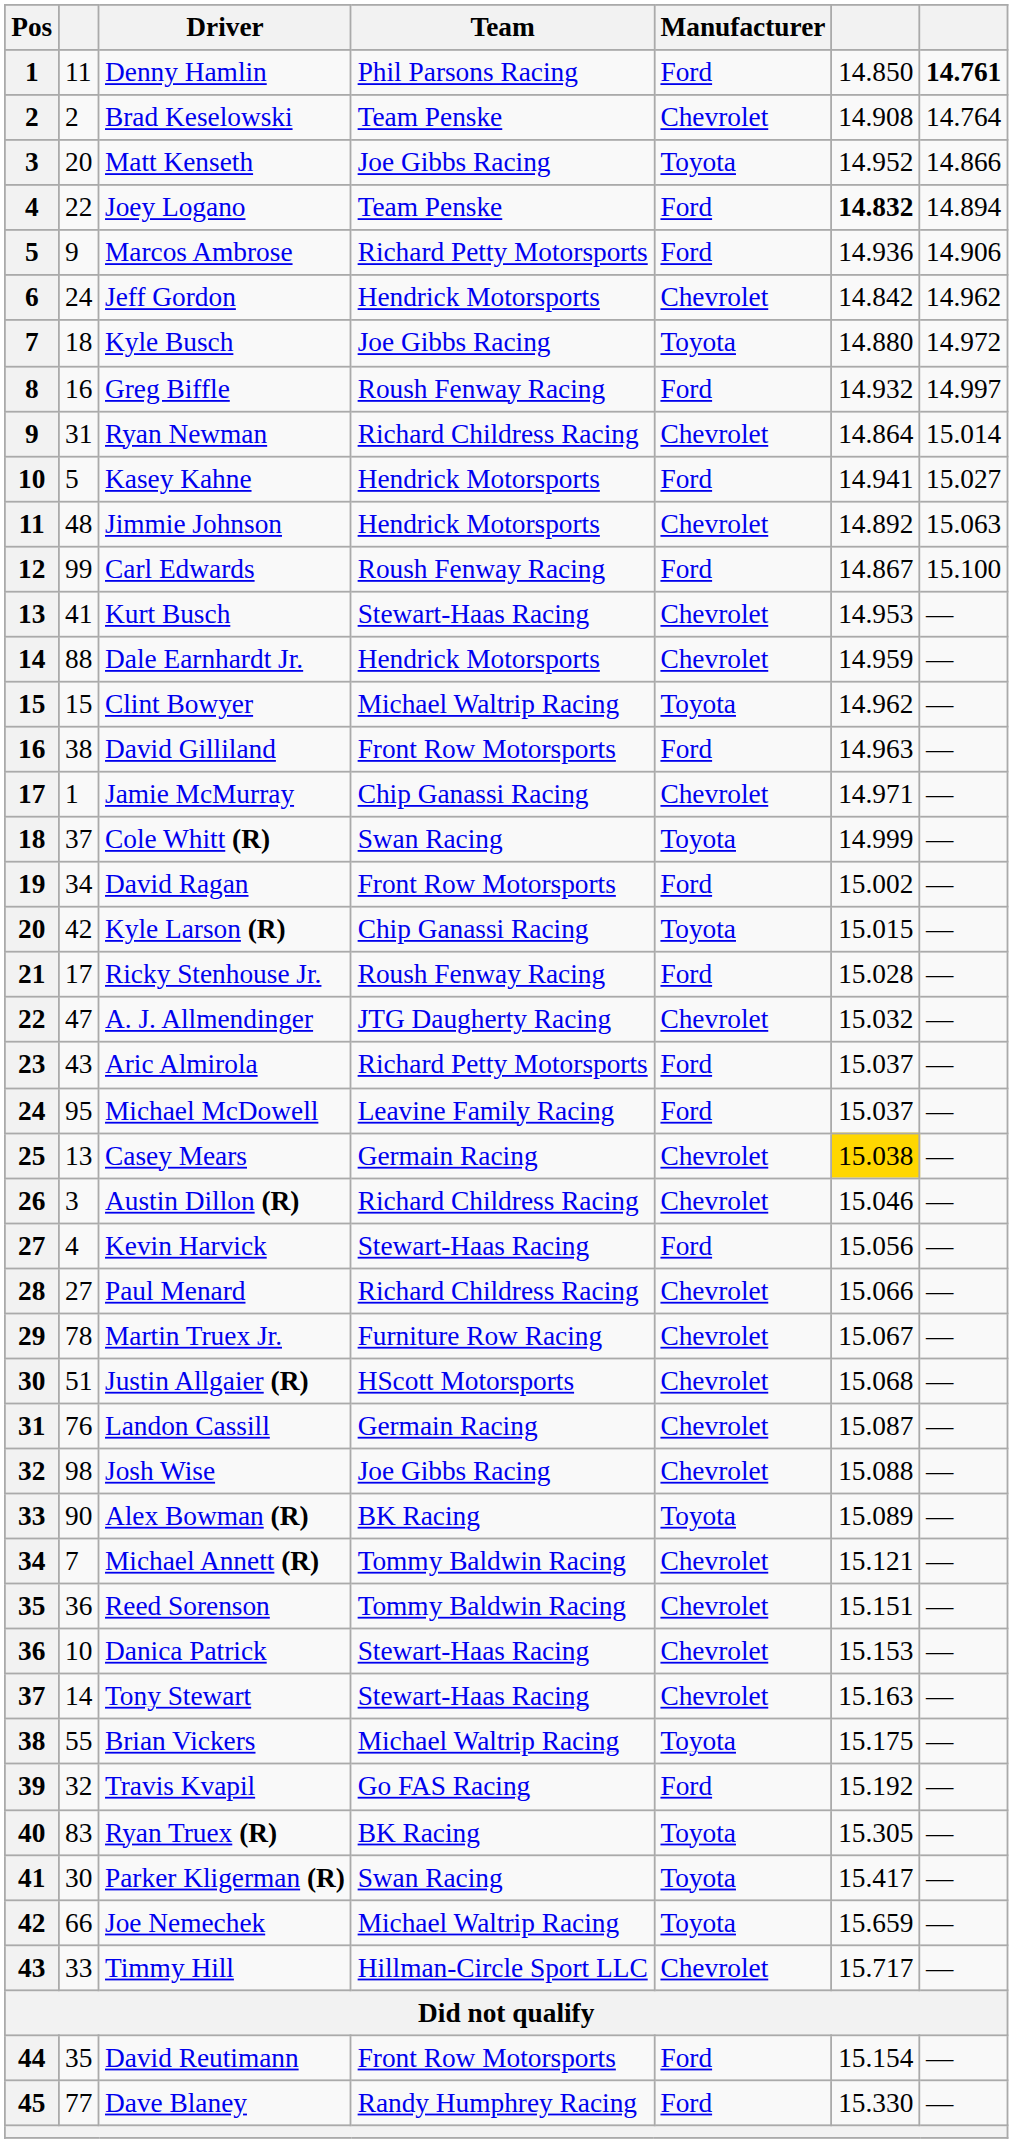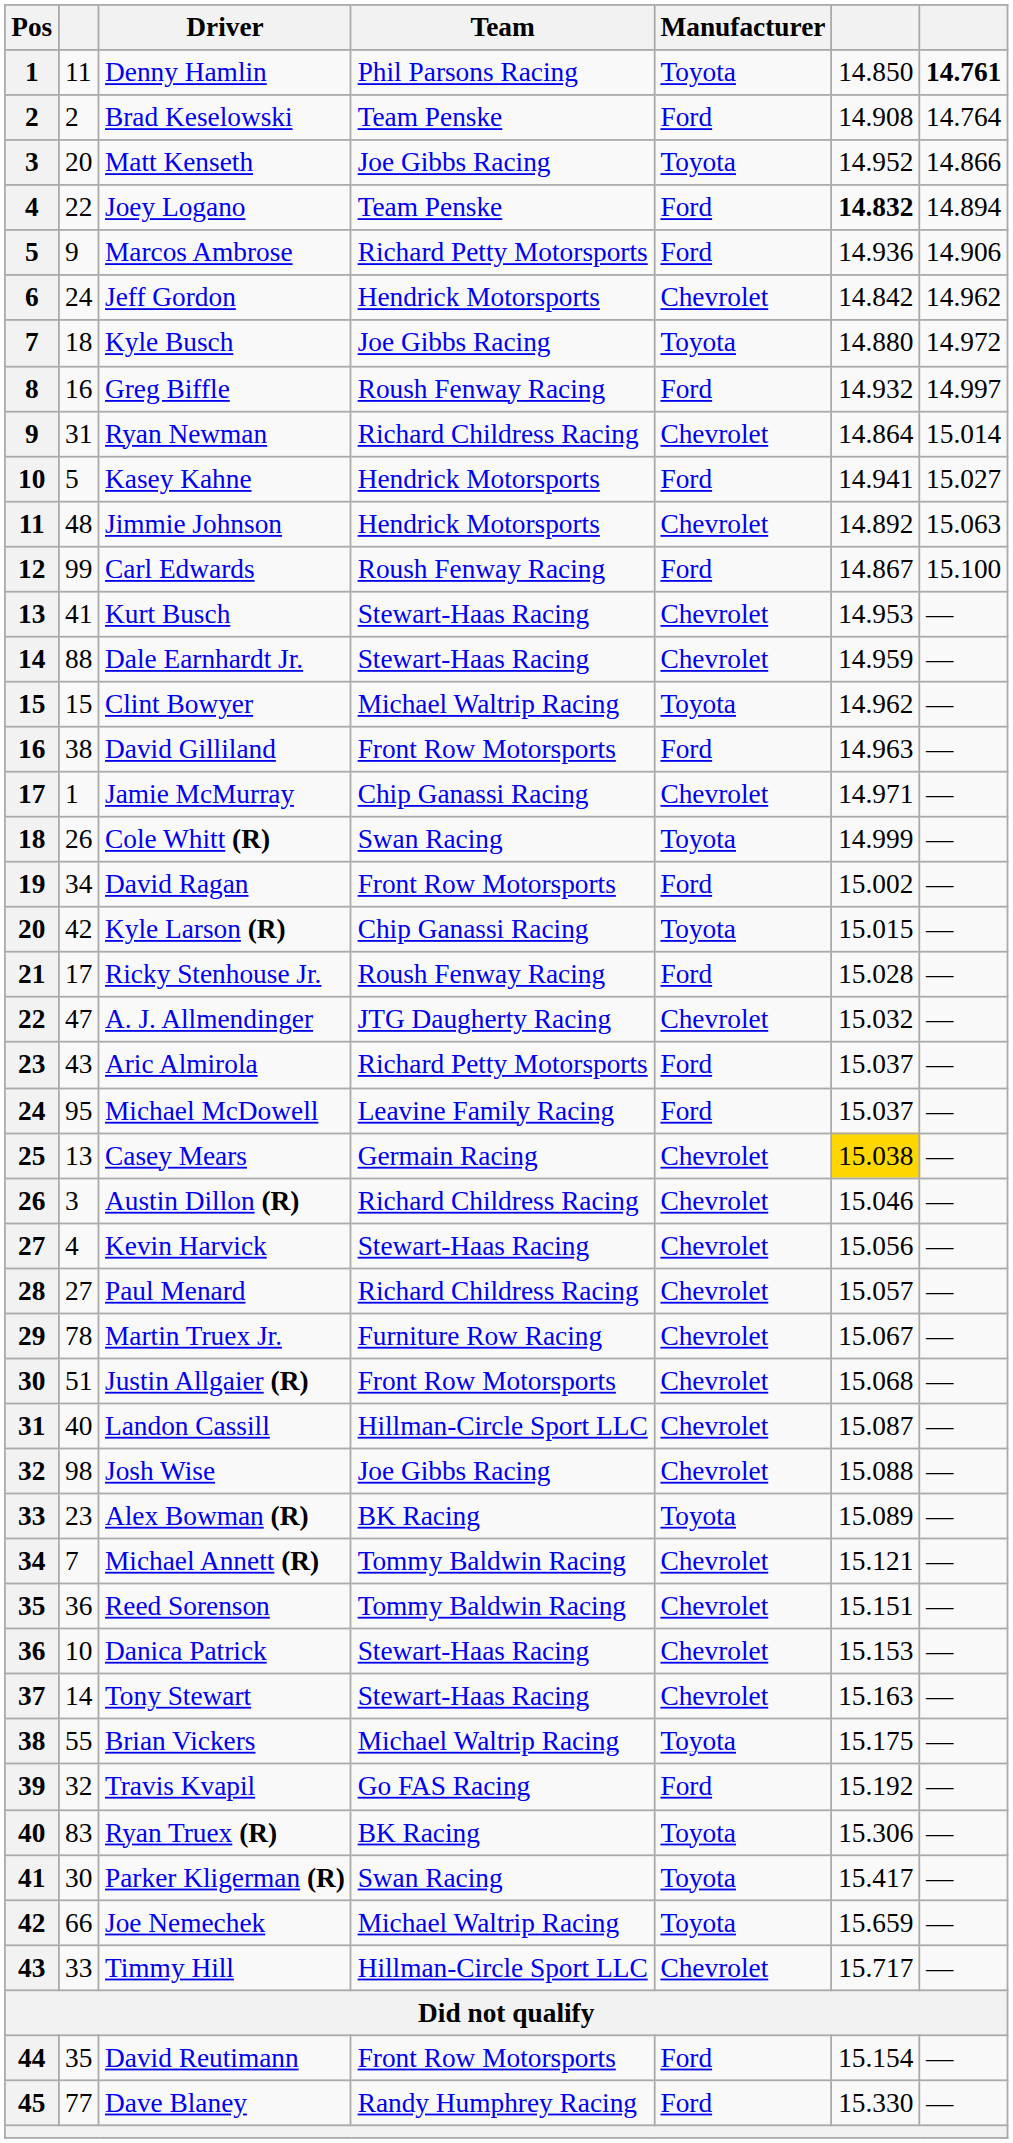(686, 72) Ford -> (698, 72) Toyota
(714, 117) Chevrolet -> (686, 117) Ford
(479, 658) Hendrick Motorsports -> (473, 658) Stewart-Haas Racing
(79, 839) 37 -> (79, 839) 26
(686, 1245) Ford -> (714, 1245) Chevrolet
(876, 1290) 15.066 -> (876, 1290) 15.057
(466, 1380) HScott Motorsports -> (487, 1380) Front Row Motorsports
(79, 1425) 76 -> (79, 1425) 40
(448, 1425) Germain Racing -> (503, 1425) Hillman-Circle Sport LLC
(79, 1515) 90 -> (79, 1515) 23
(876, 1831) 15.305 -> (876, 1831) 15.306
